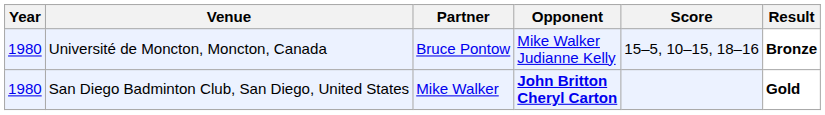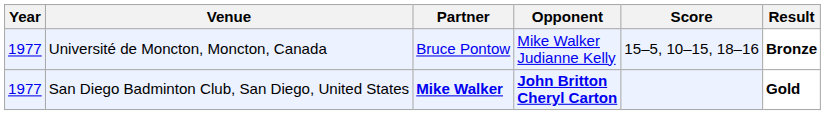(25, 49) 1980 -> (25, 49) 1977
(25, 90) 1980 -> (25, 90) 1977
(457, 90) normal -> (460, 90) bold
